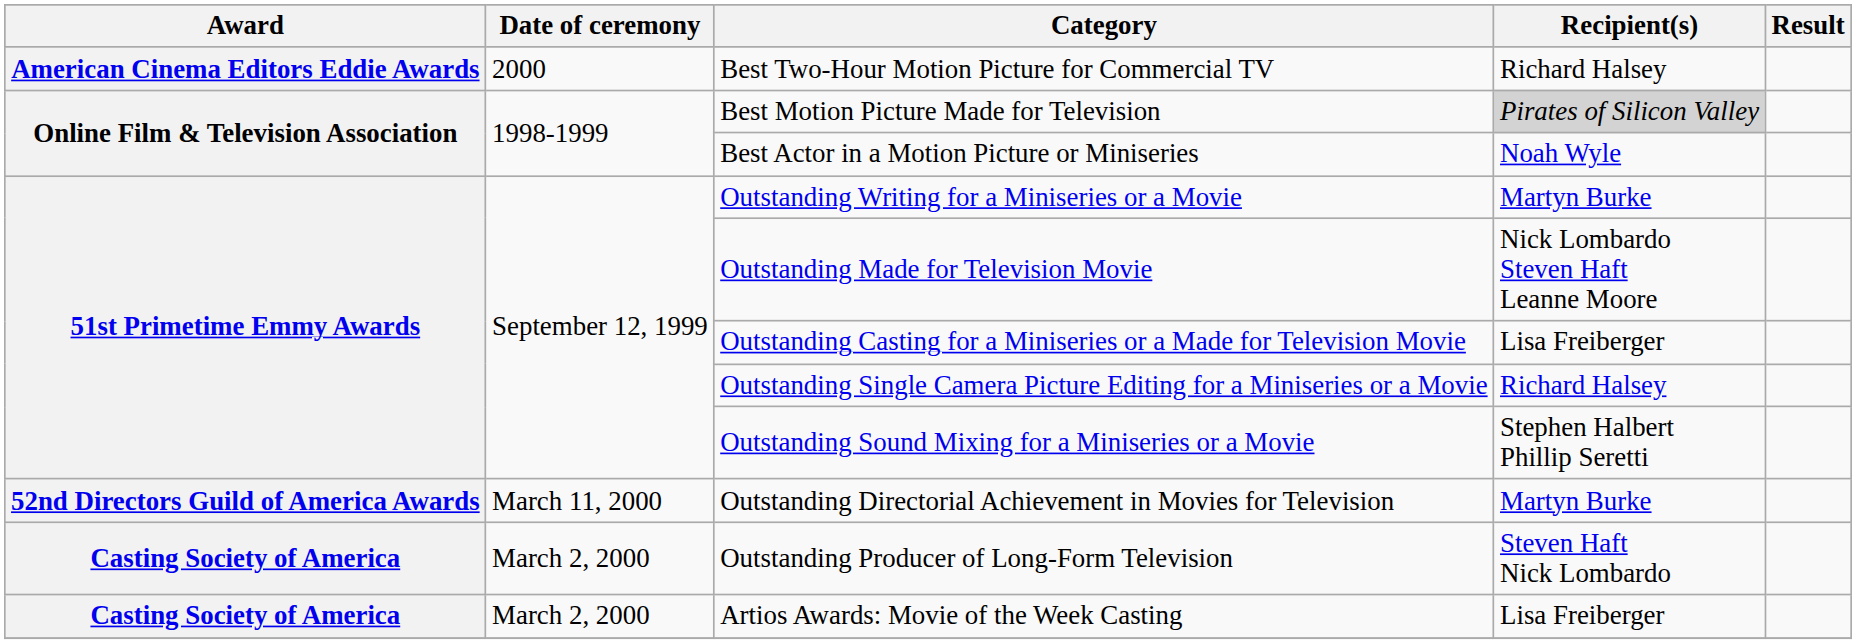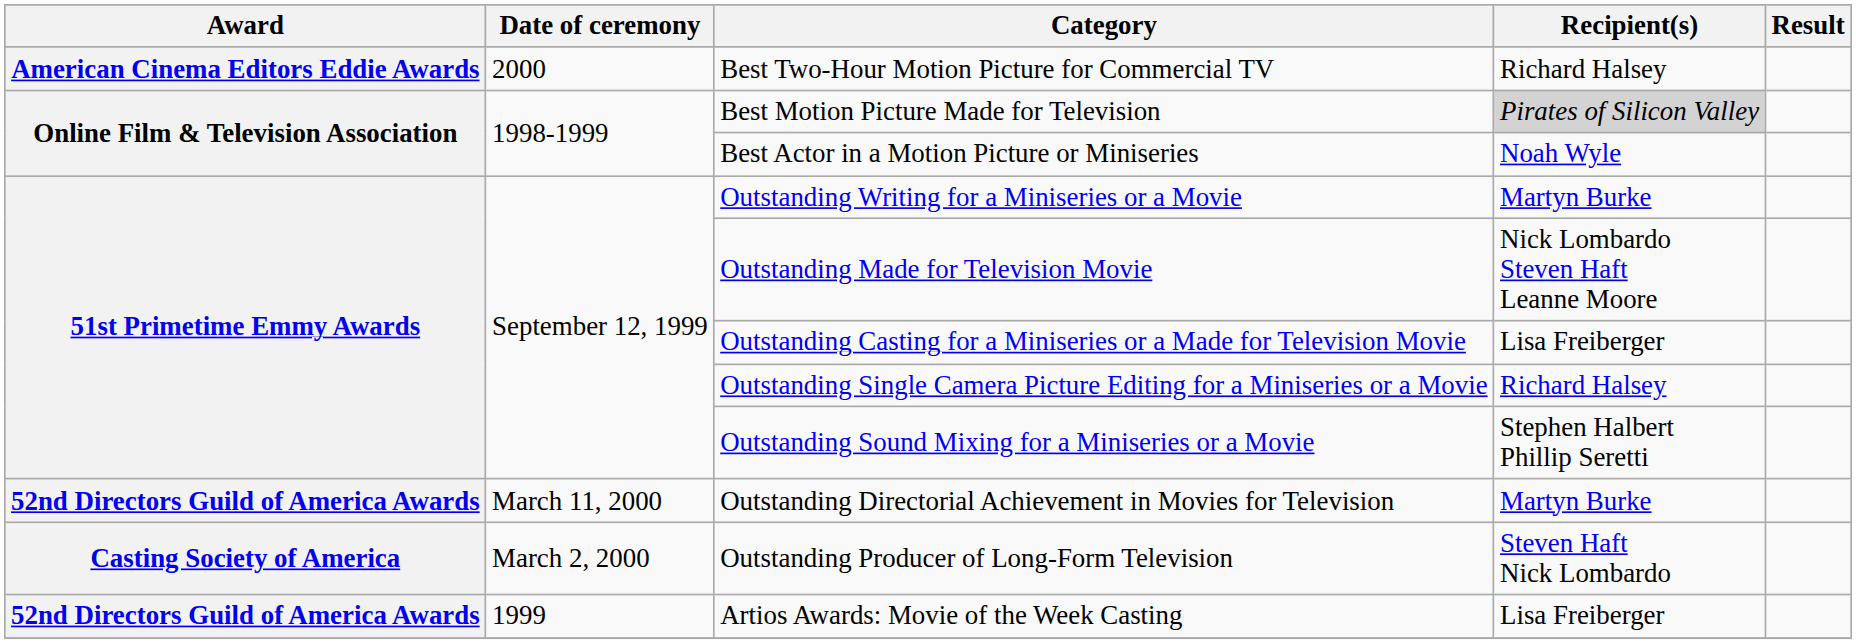(245, 615) Casting Society of America -> (245, 615) 52nd Directors Guild of America Awards
(571, 615) March 2, 2000 -> (519, 615) 1999
